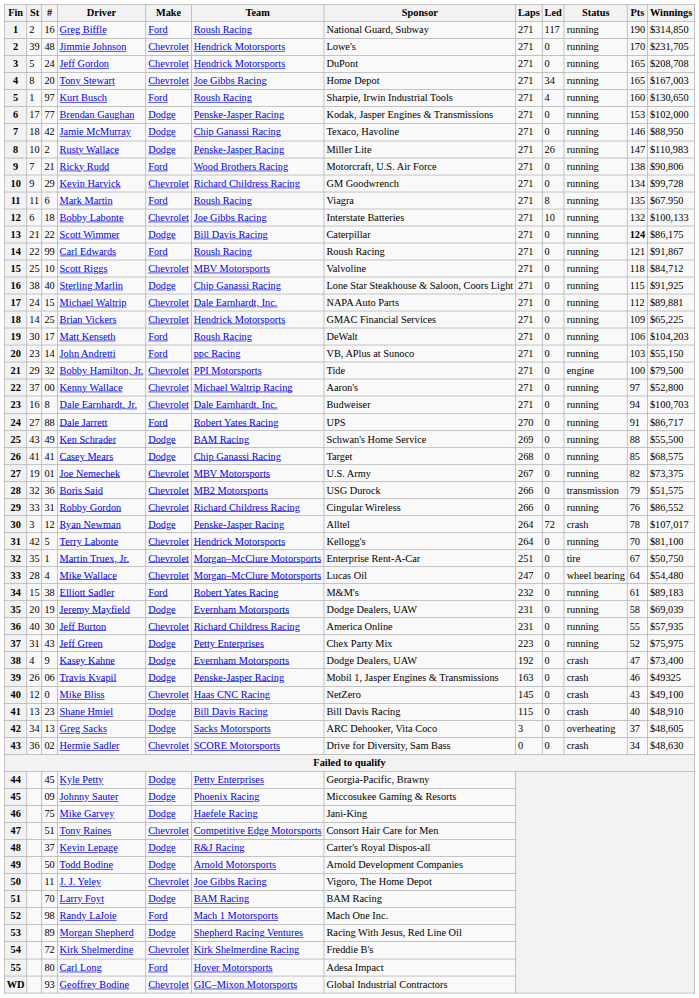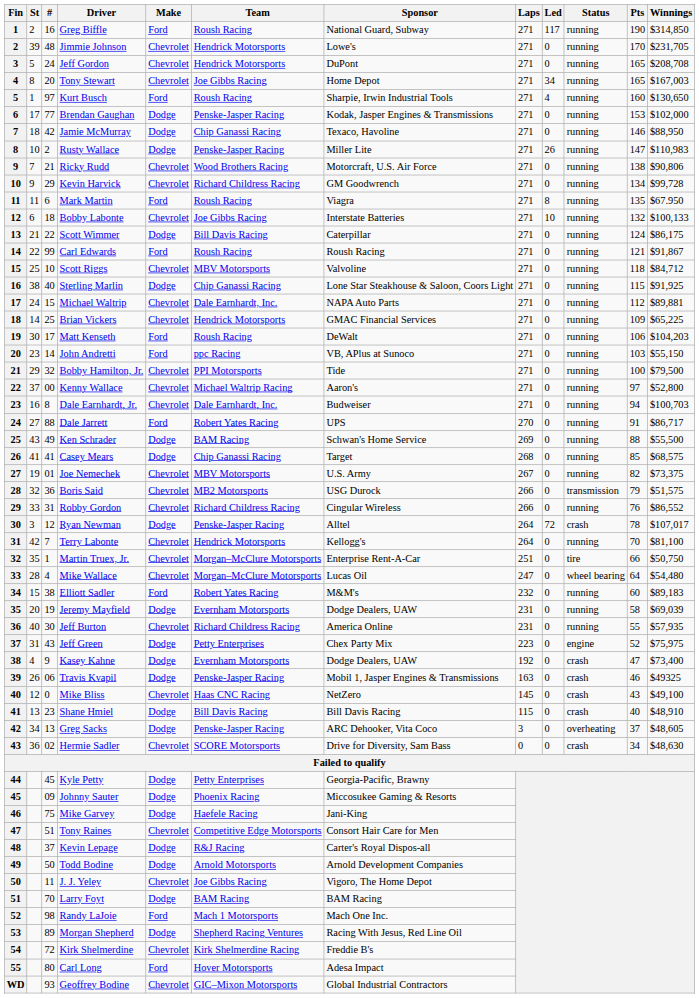(158, 166) Ford -> (169, 166) Chevrolet
(637, 234) bold -> (637, 234) normal
(580, 371) engine -> (583, 371) running
(47, 541) 5 -> (47, 541) 7
(635, 558) 67 -> (635, 558) 66
(635, 592) 61 -> (635, 592) 60
(583, 643) running -> (580, 643) engine
(232, 728) Sacks Motorsports -> (239, 728) Penske-Jasper Racing
